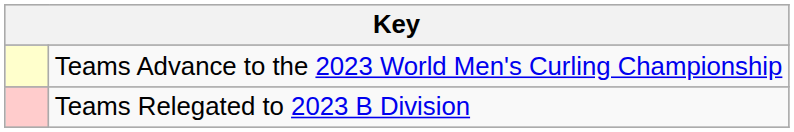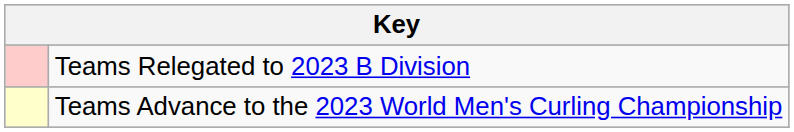rows swapped: (419, 65) <-> (262, 106)
